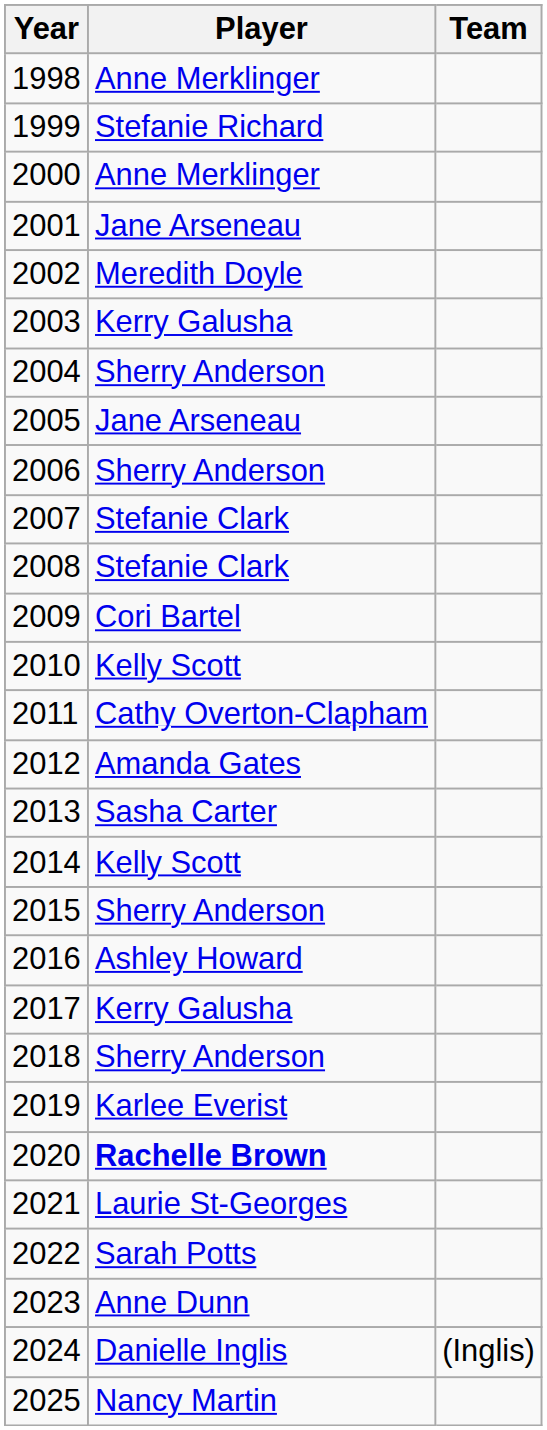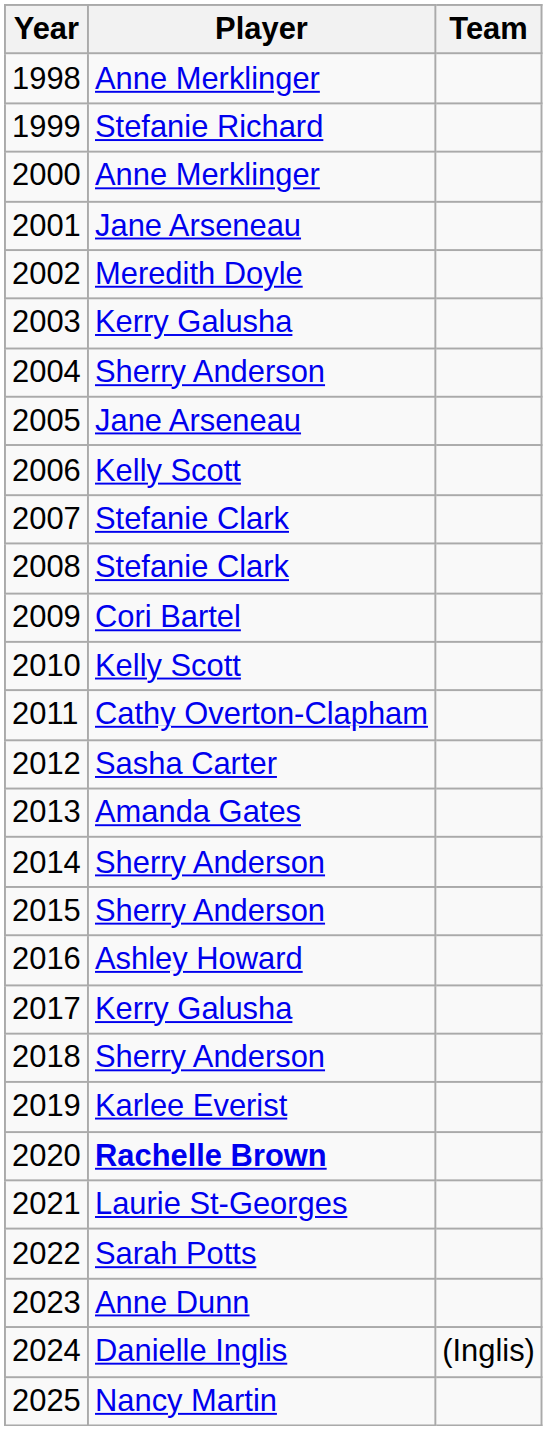(210, 469) Sherry Anderson -> (168, 469) Kelly Scott
(198, 763) Amanda Gates -> (186, 763) Sasha Carter
(186, 812) Sasha Carter -> (198, 812) Amanda Gates
(168, 861) Kelly Scott -> (210, 861) Sherry Anderson
